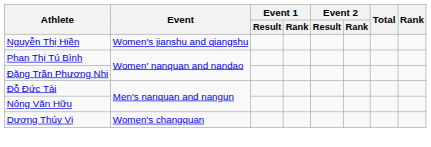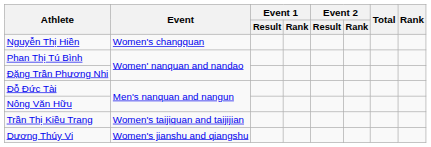(181, 43) Women's jianshu and qiangshu -> (159, 43) Women's changquan
+ row: (50, 120)
(159, 120) Women's changquan -> (181, 135) Women's jianshu and qiangshu
